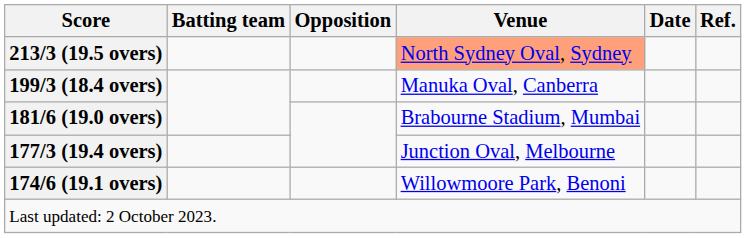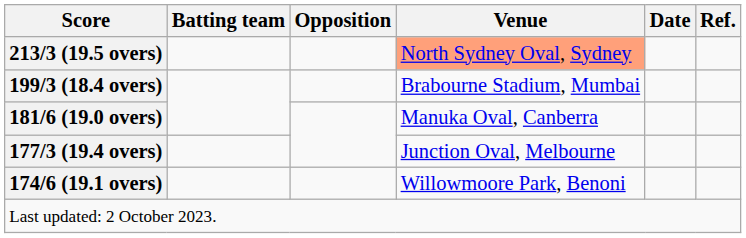(499, 85) Manuka Oval, Canberra -> (520, 85) Brabourne Stadium, Mumbai
(520, 118) Brabourne Stadium, Mumbai -> (499, 118) Manuka Oval, Canberra
